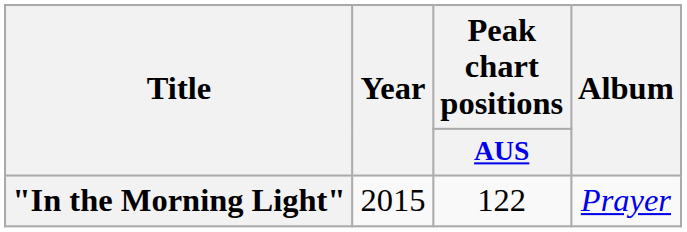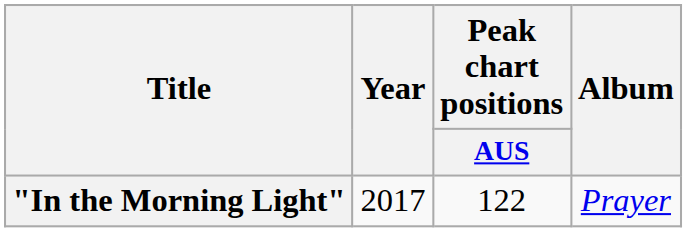(393, 200) 2015 -> (393, 200) 2017
